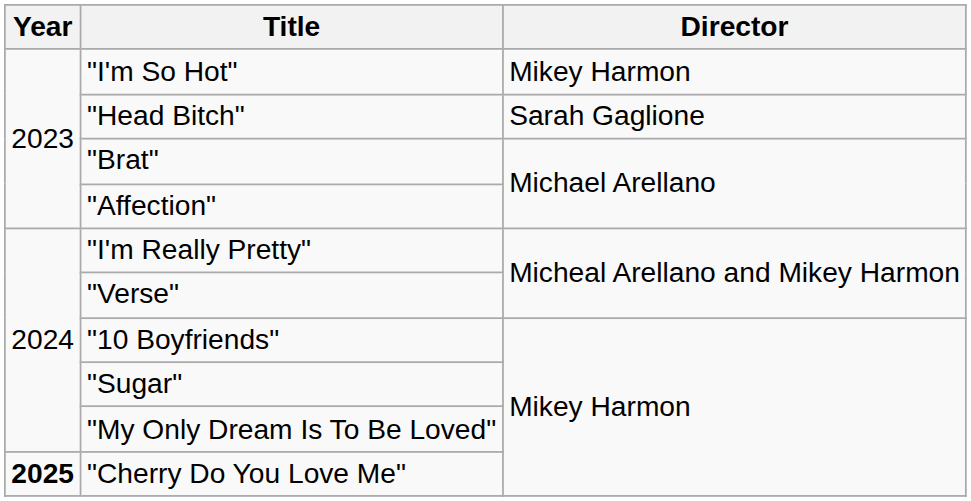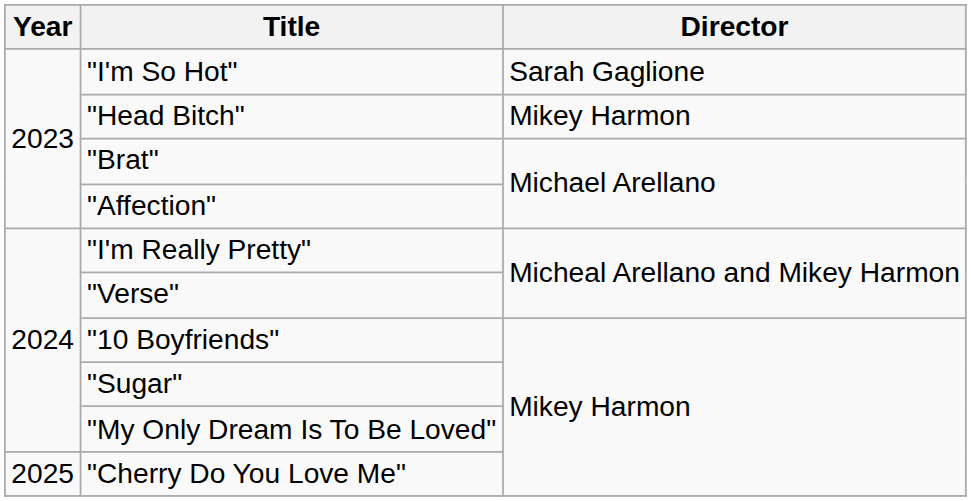(600, 71) Mikey Harmon -> (607, 71) Sarah Gaglione
(607, 116) Sarah Gaglione -> (600, 116) Mikey Harmon
(43, 473) bold -> (43, 473) normal
